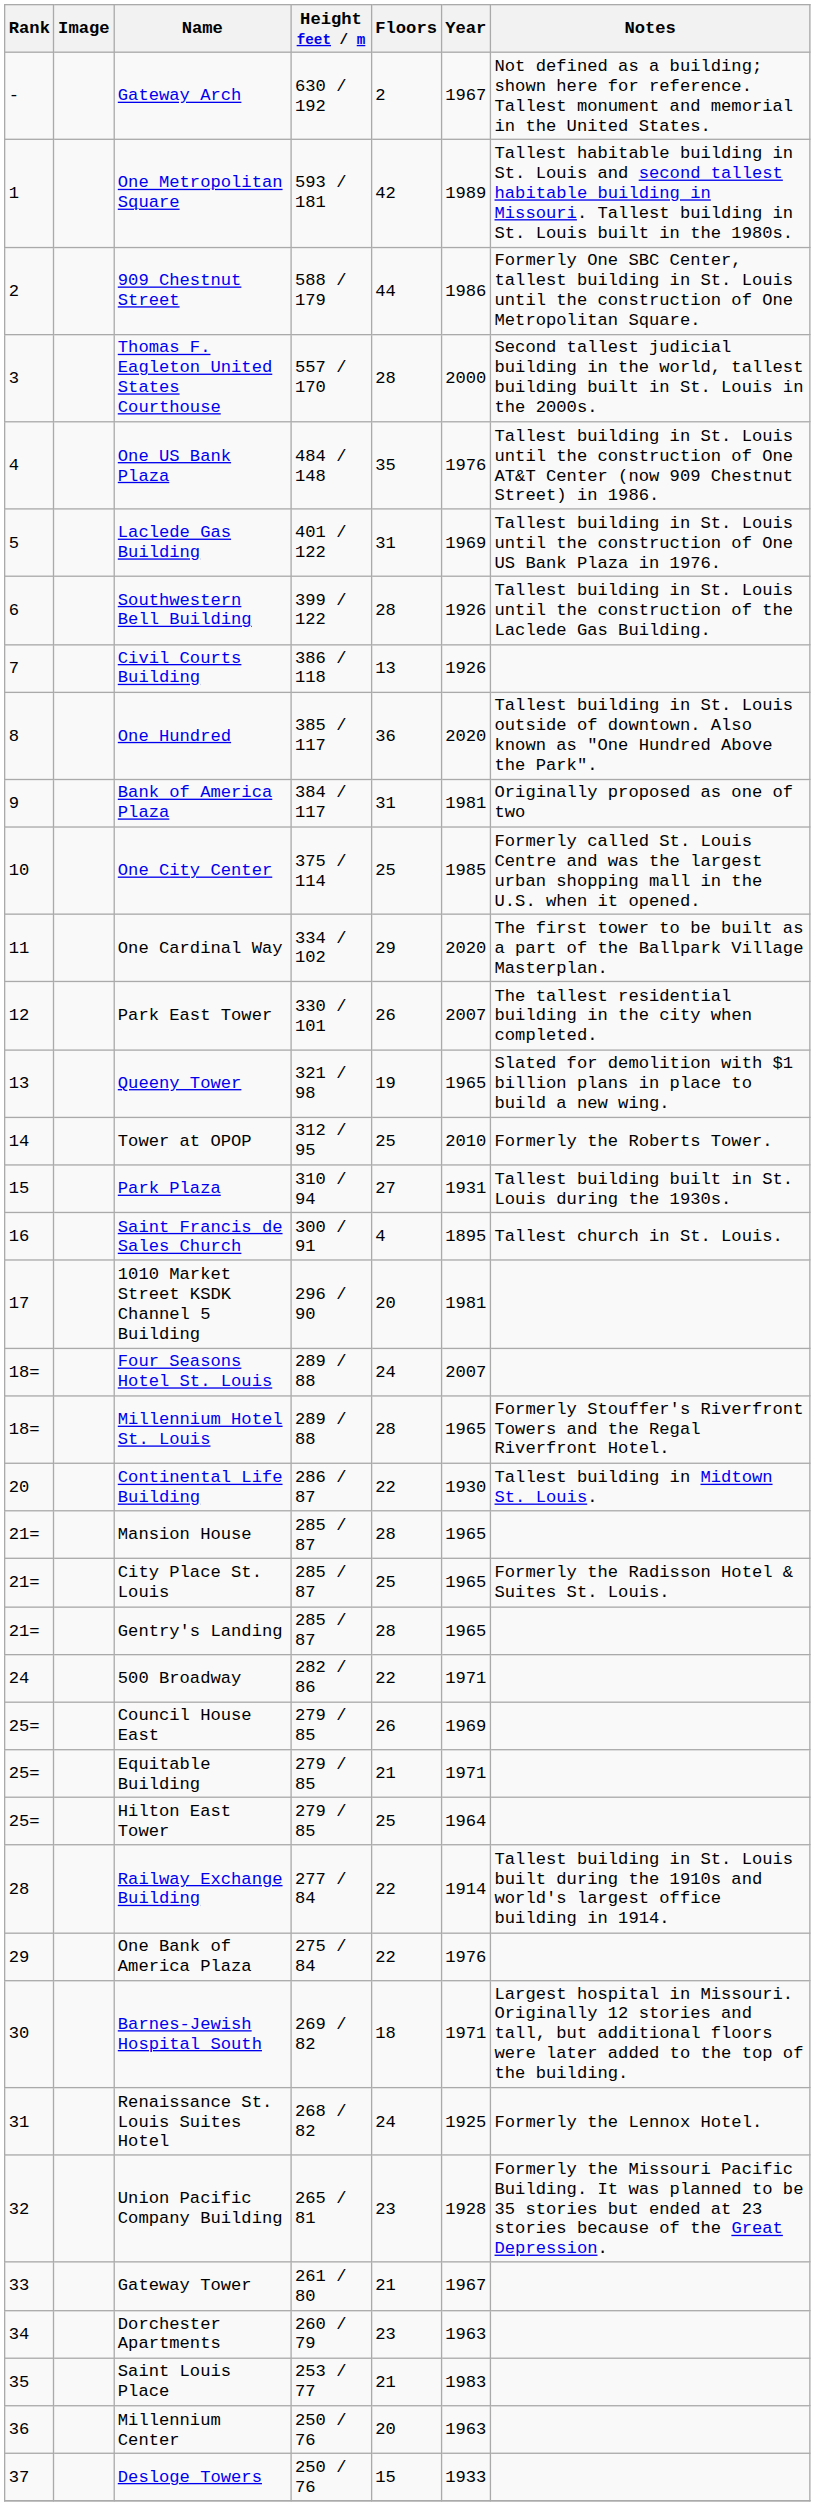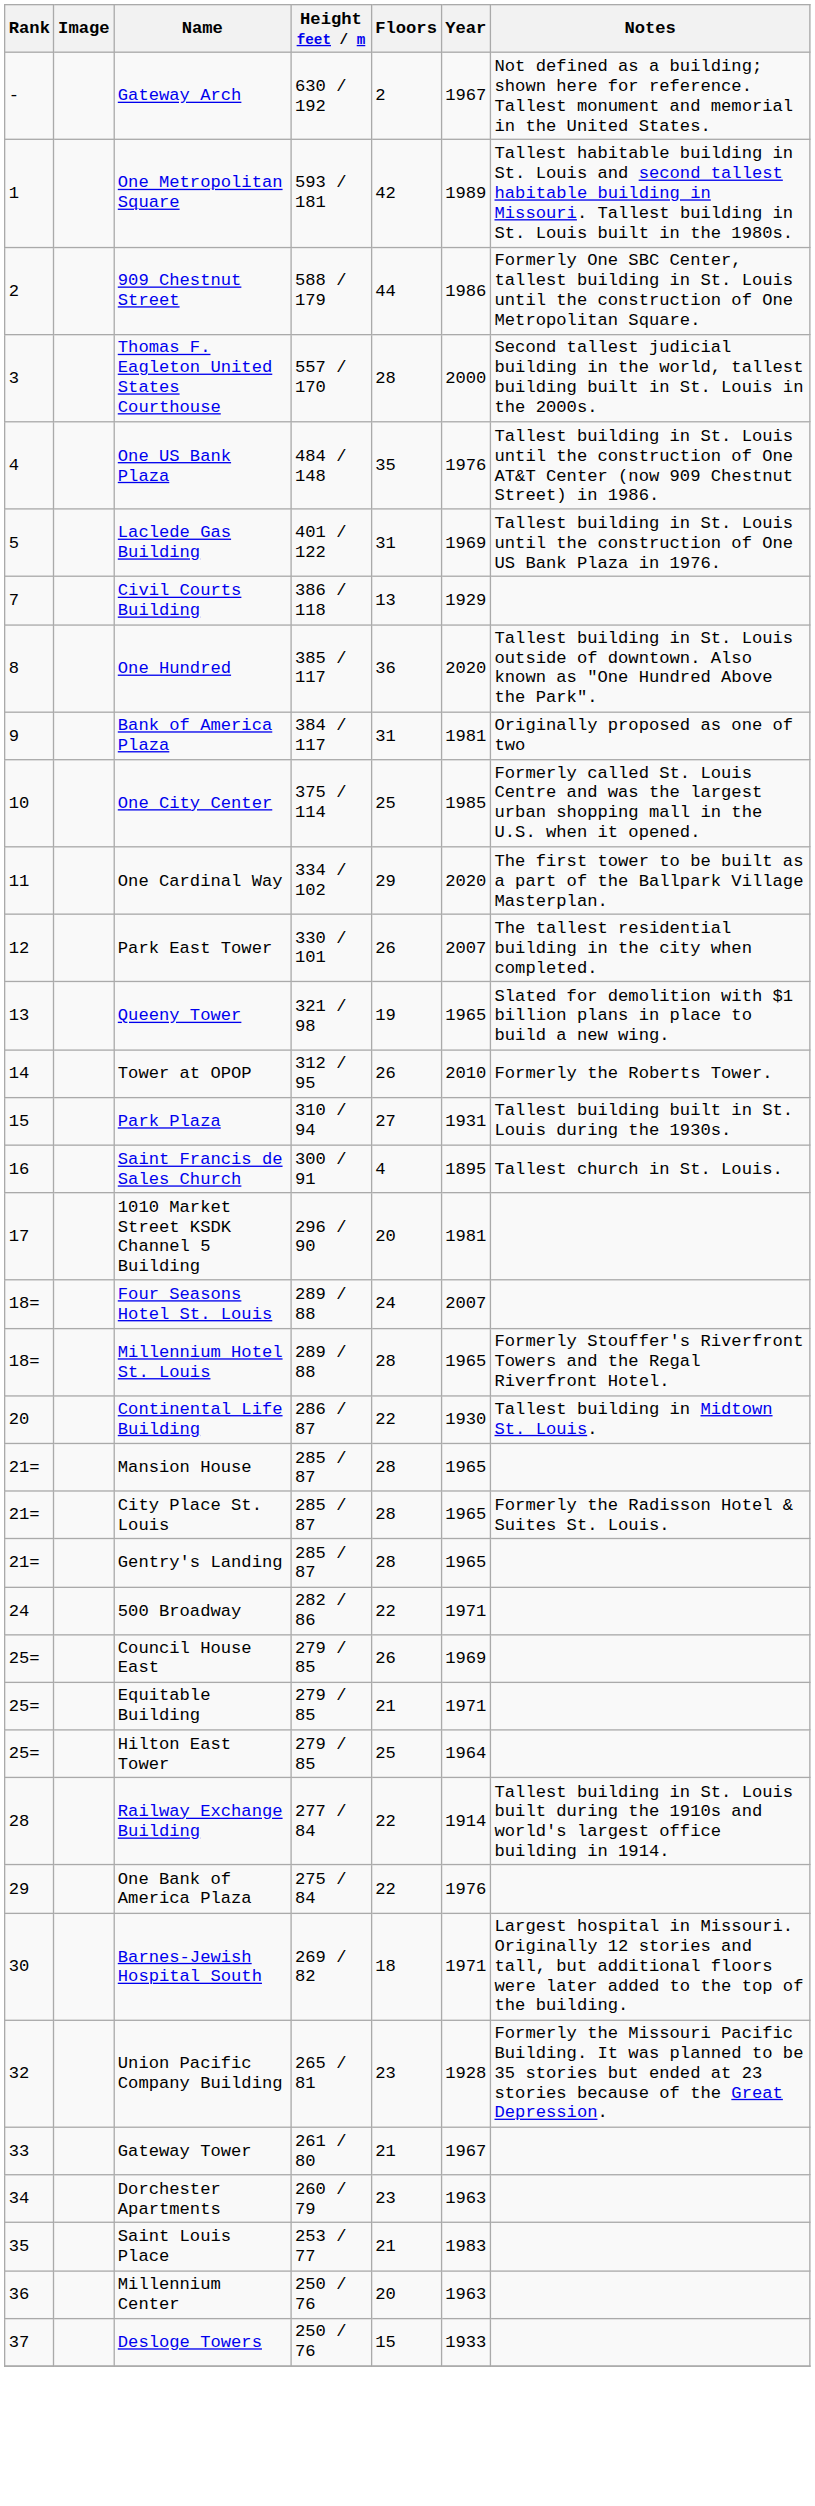- row: (185, 610)
(466, 668) 1926 -> (466, 601) 1929
(385, 1141) 25 -> (385, 1073) 26
(385, 1583) 25 -> (385, 1515) 28
- row: (195, 2121)
